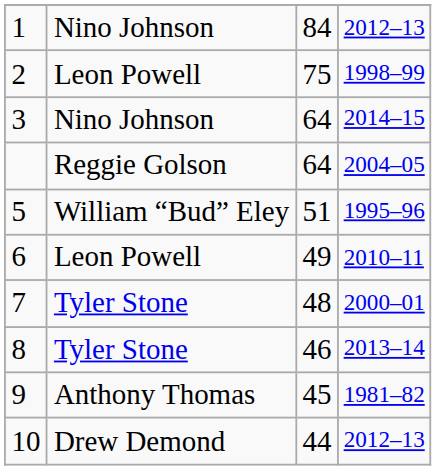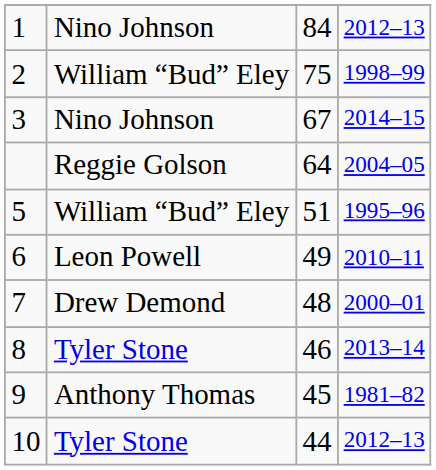(127, 73) Leon Powell -> (172, 73) William “Bud” Eley
(317, 119) 64 -> (317, 119) 67
(121, 303) Tyler Stone -> (140, 303) Drew Demond
(140, 440) Drew Demond -> (121, 440) Tyler Stone
